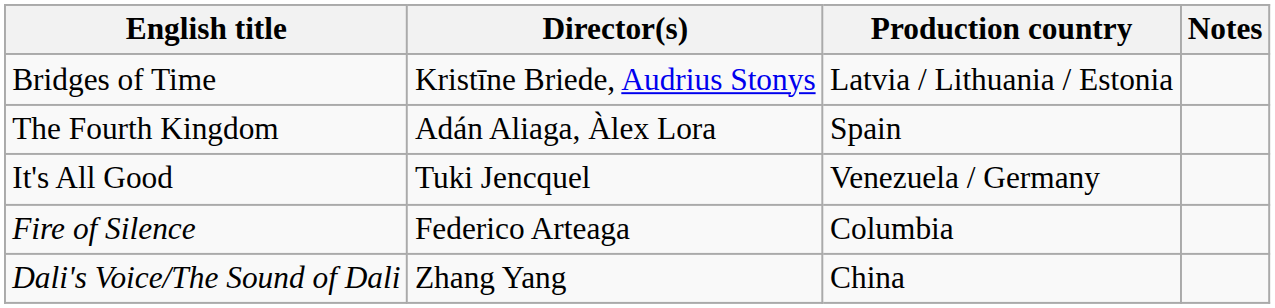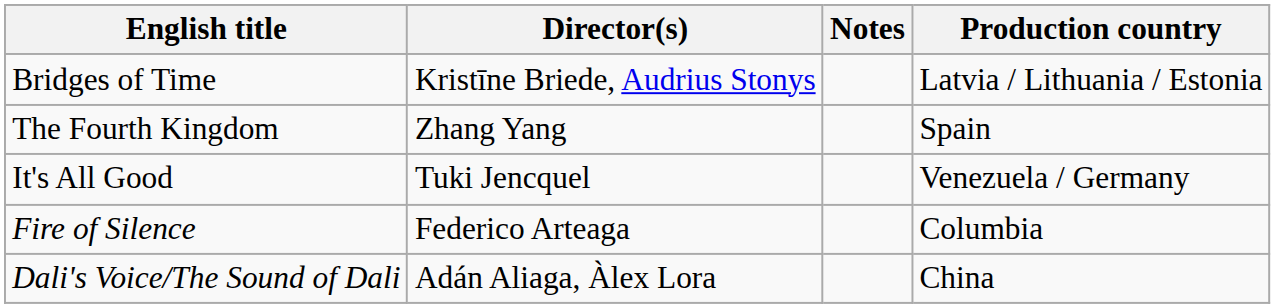columns swapped: (1002, 29) <-> (1225, 29)
(566, 128) Adán Aliaga, Àlex Lora -> (491, 128) Zhang Yang
(491, 278) Zhang Yang -> (566, 278) Adán Aliaga, Àlex Lora
